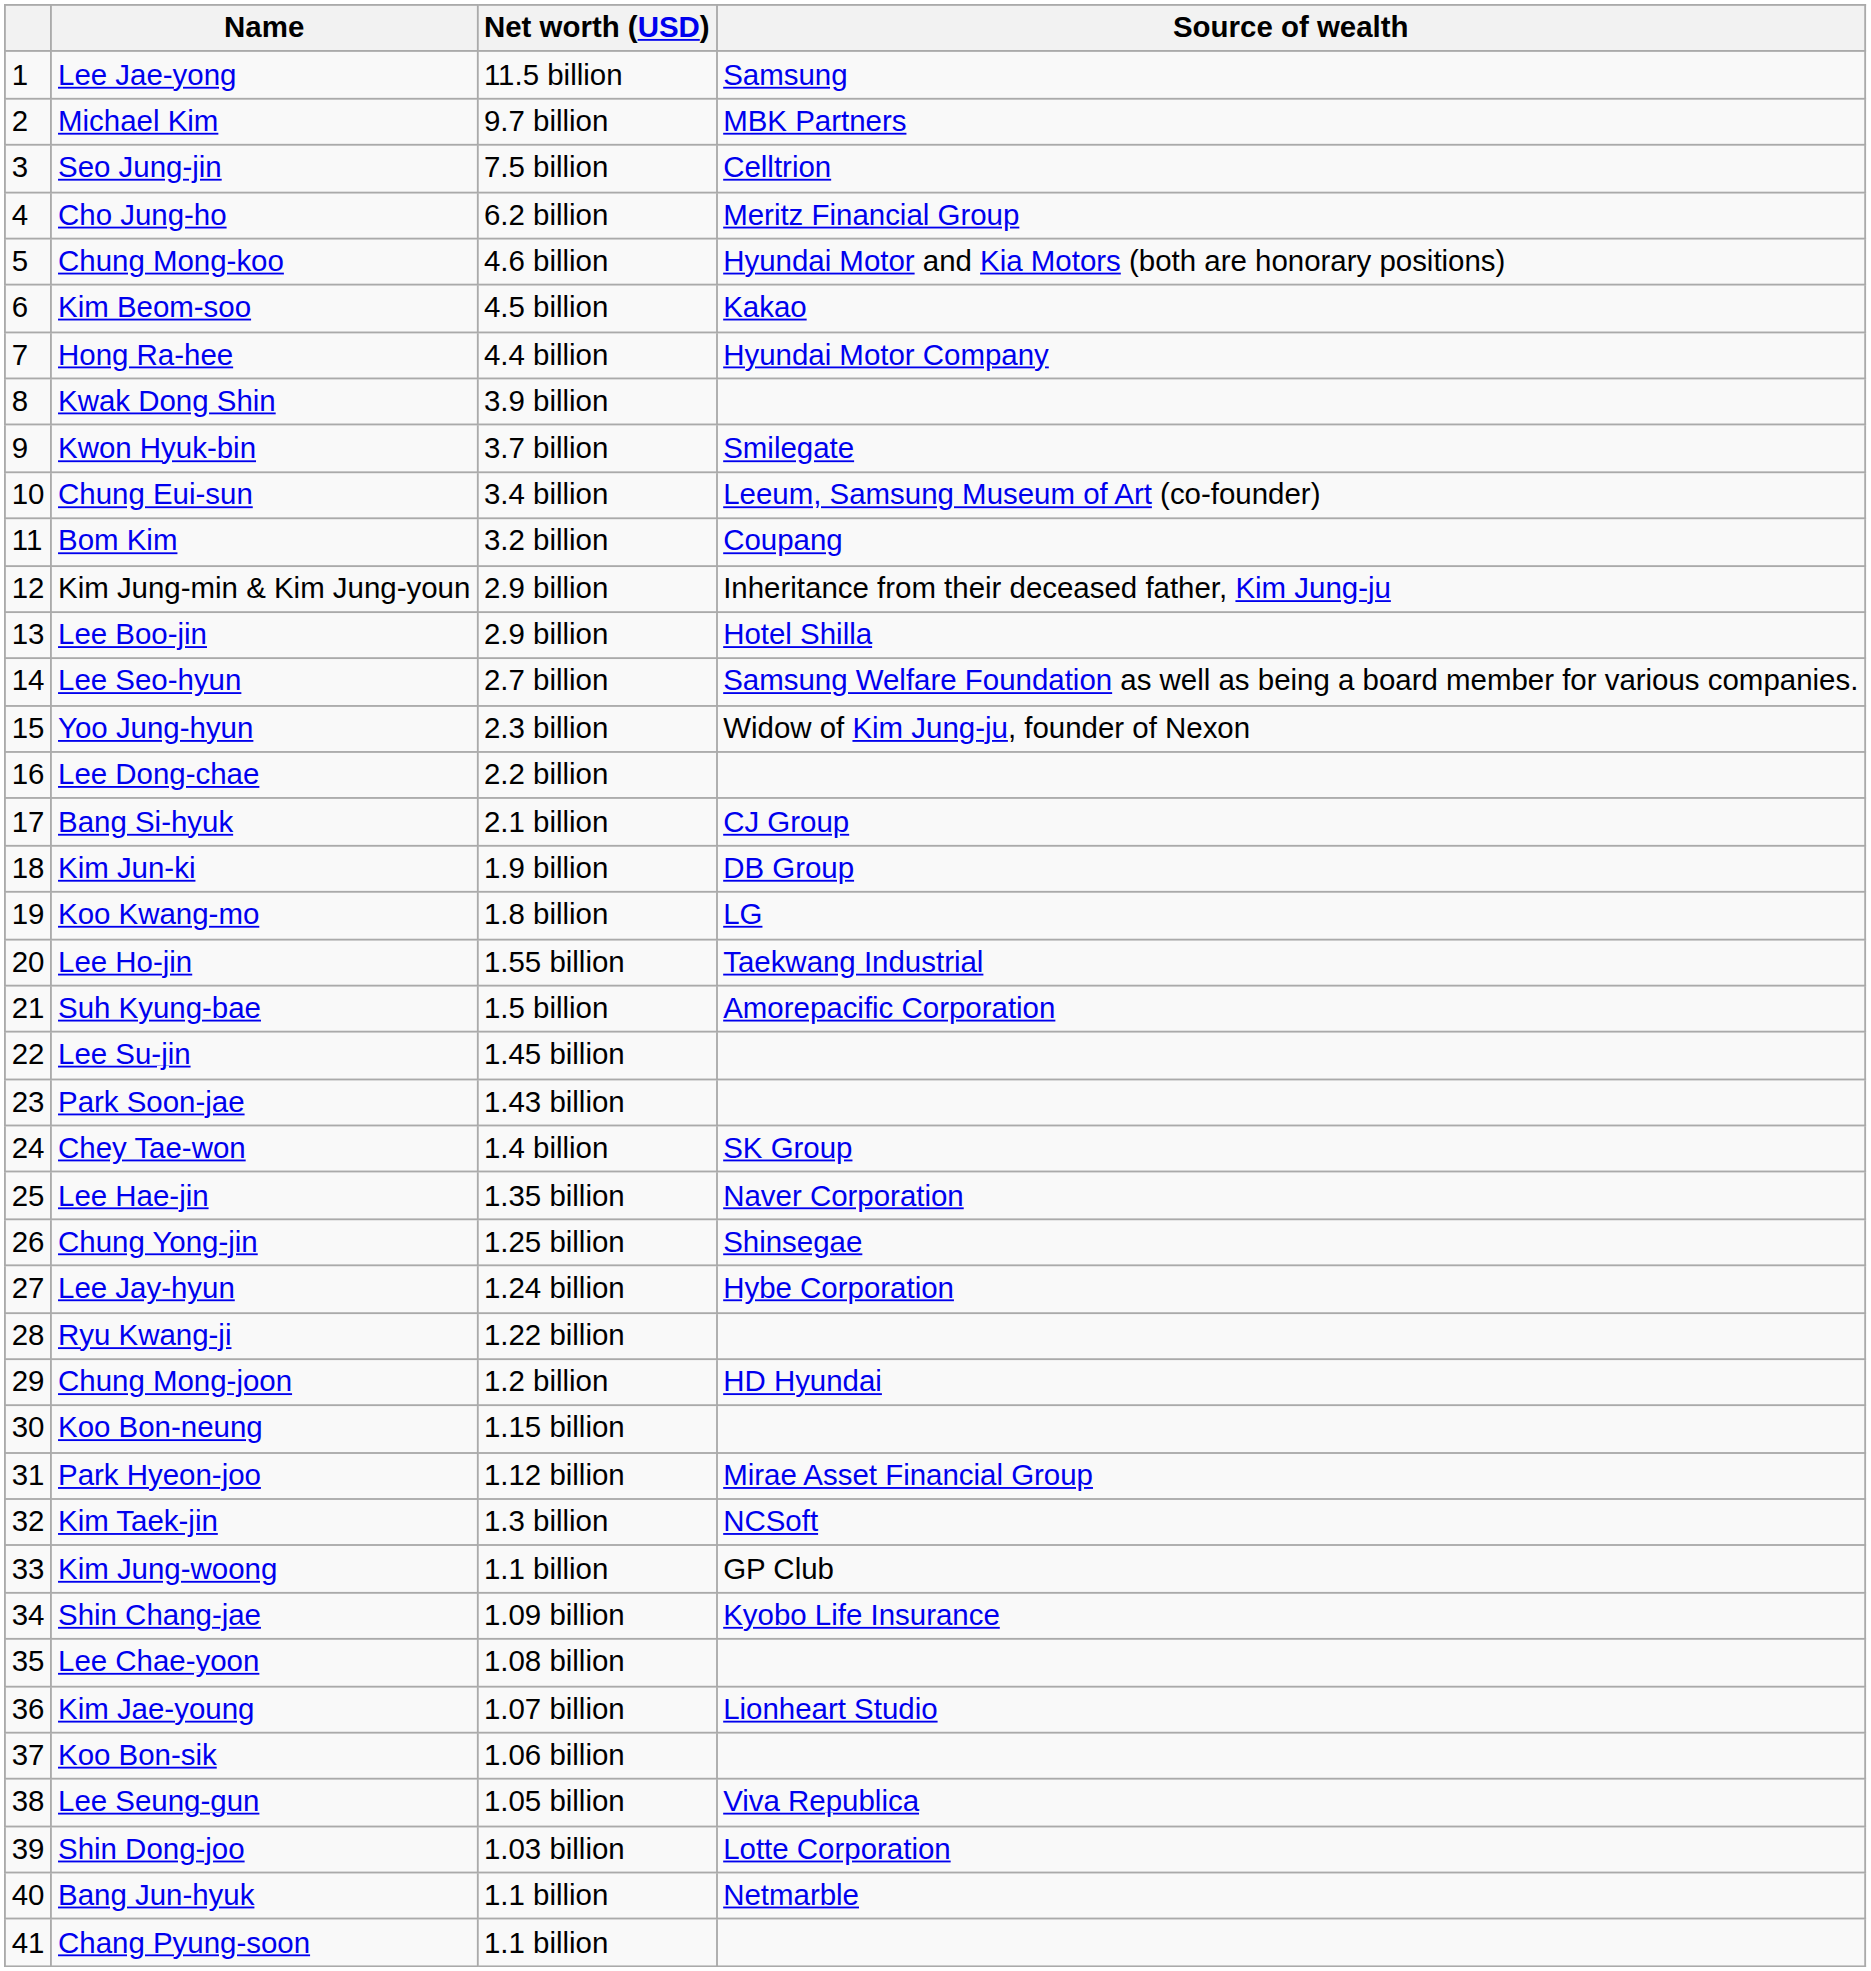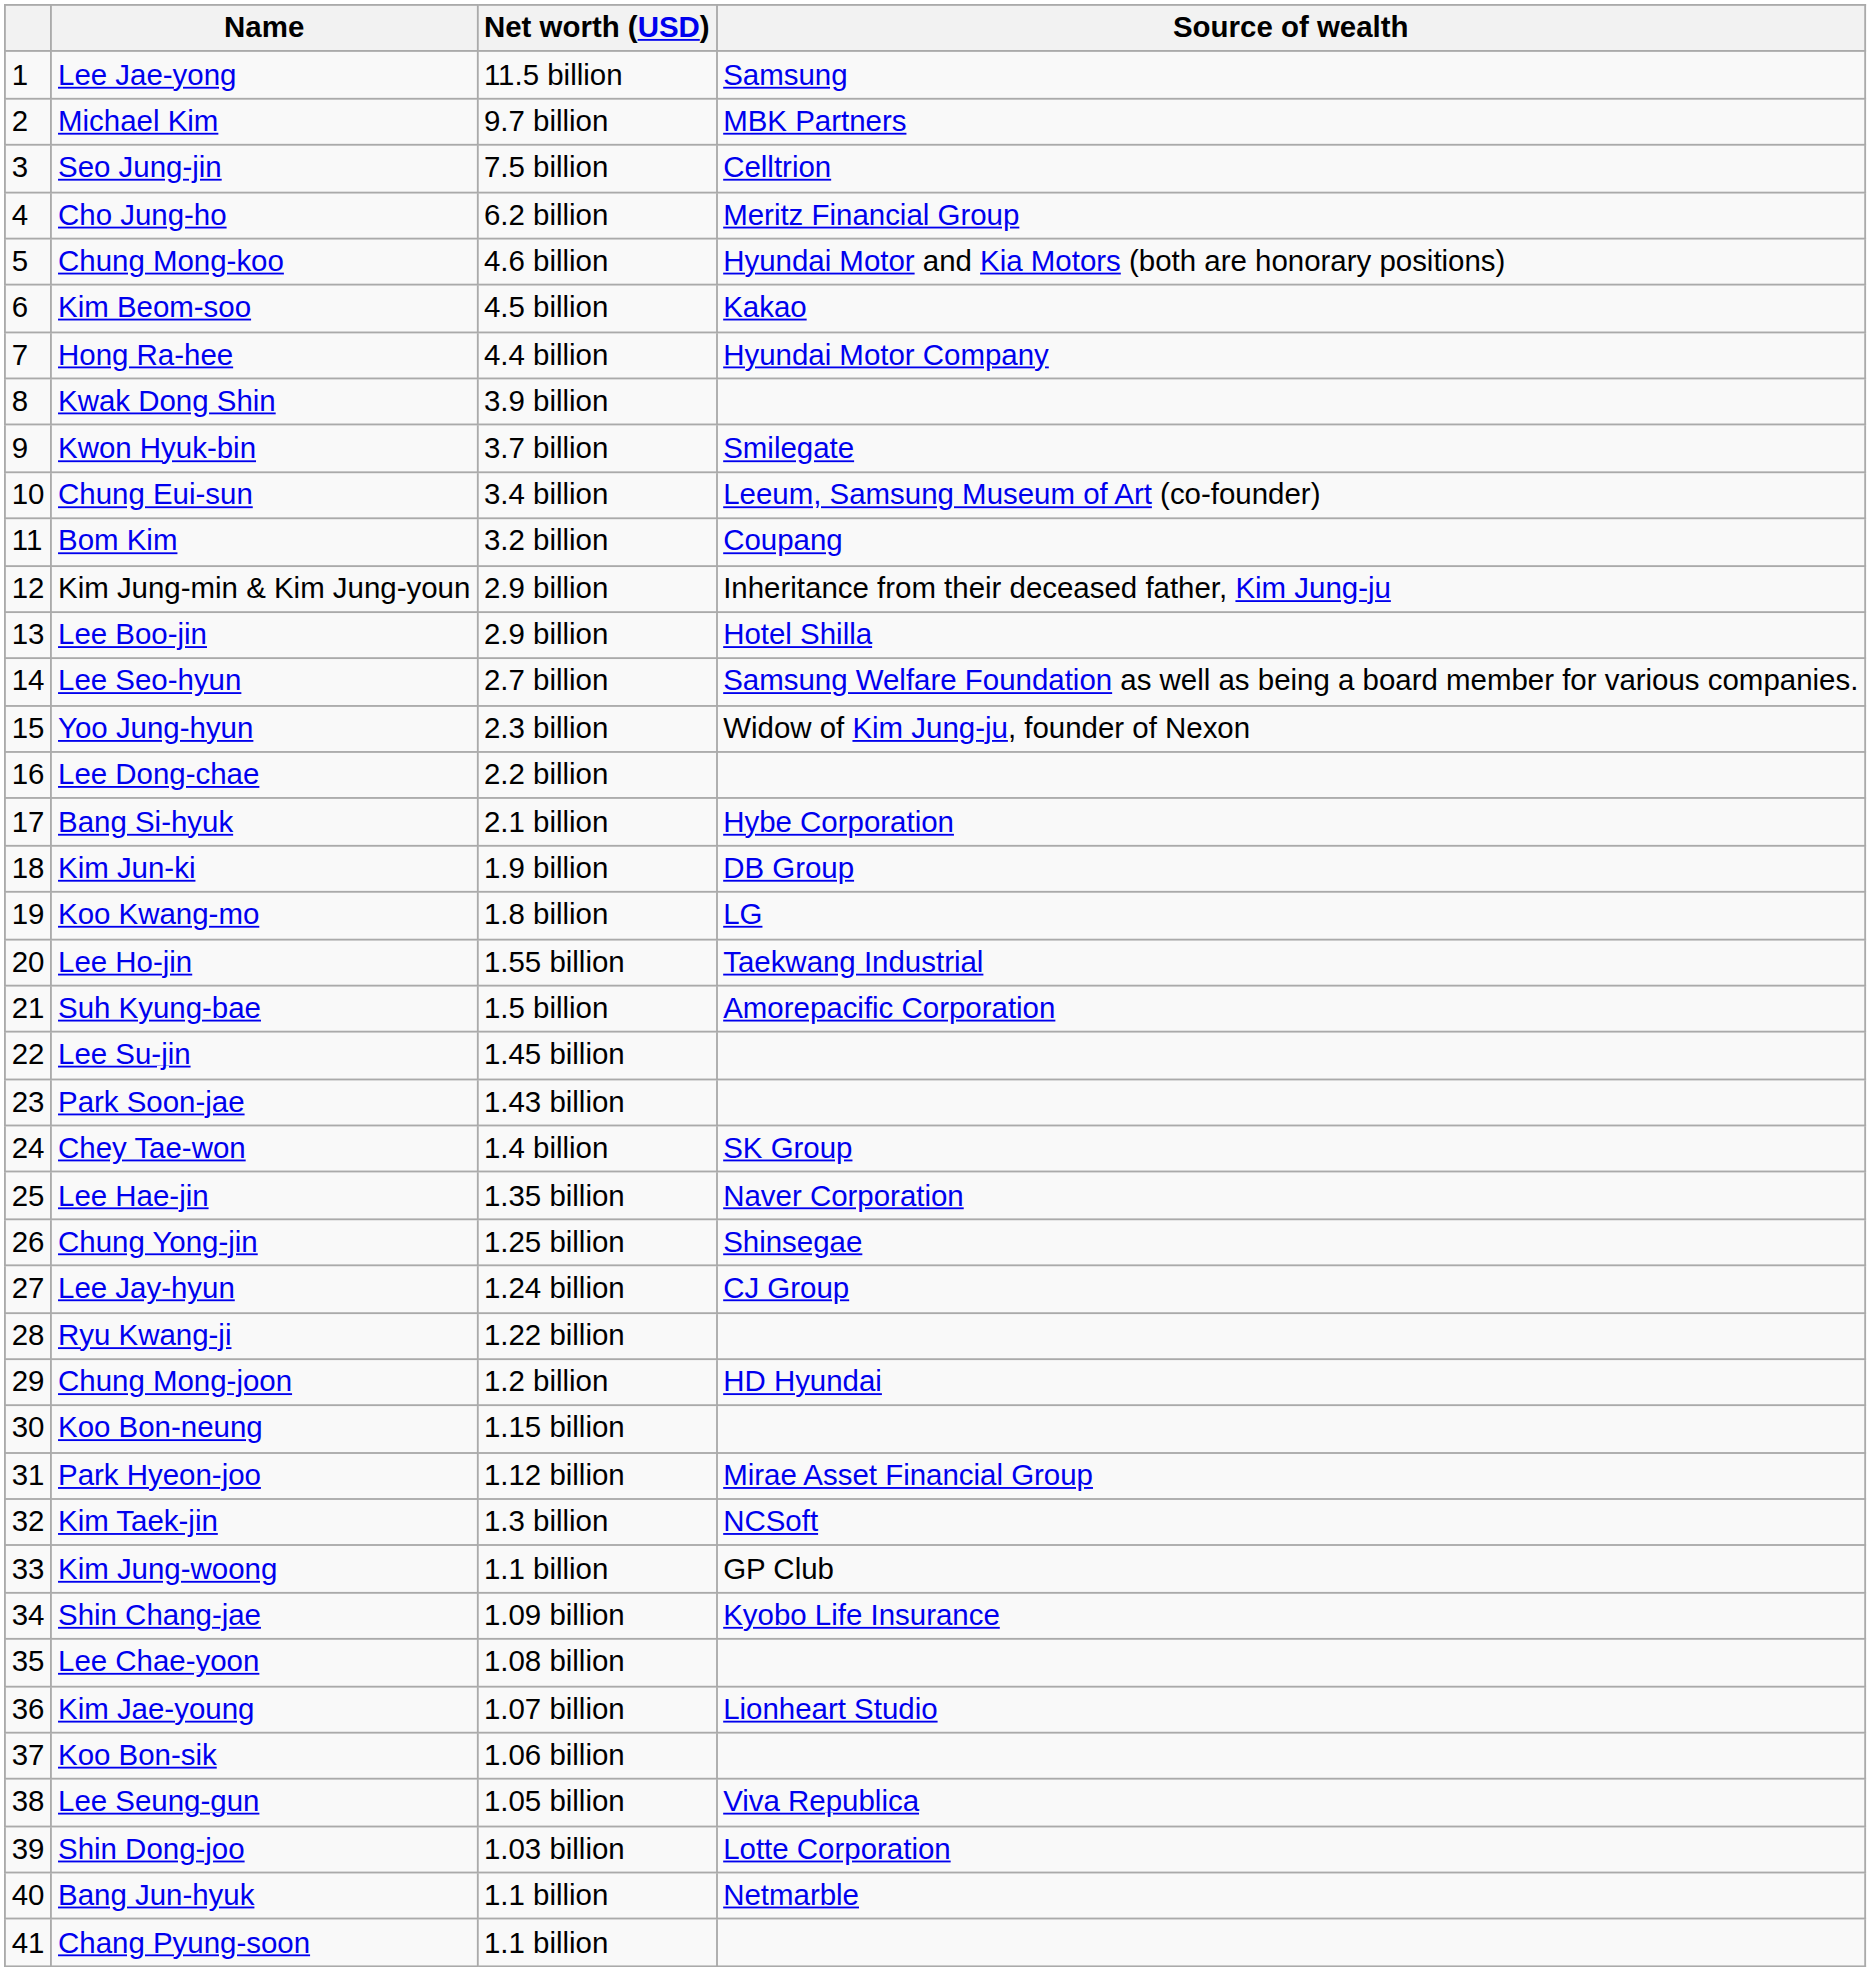(786, 821) CJ Group -> (839, 821) Hybe Corporation
(839, 1288) Hybe Corporation -> (786, 1288) CJ Group
